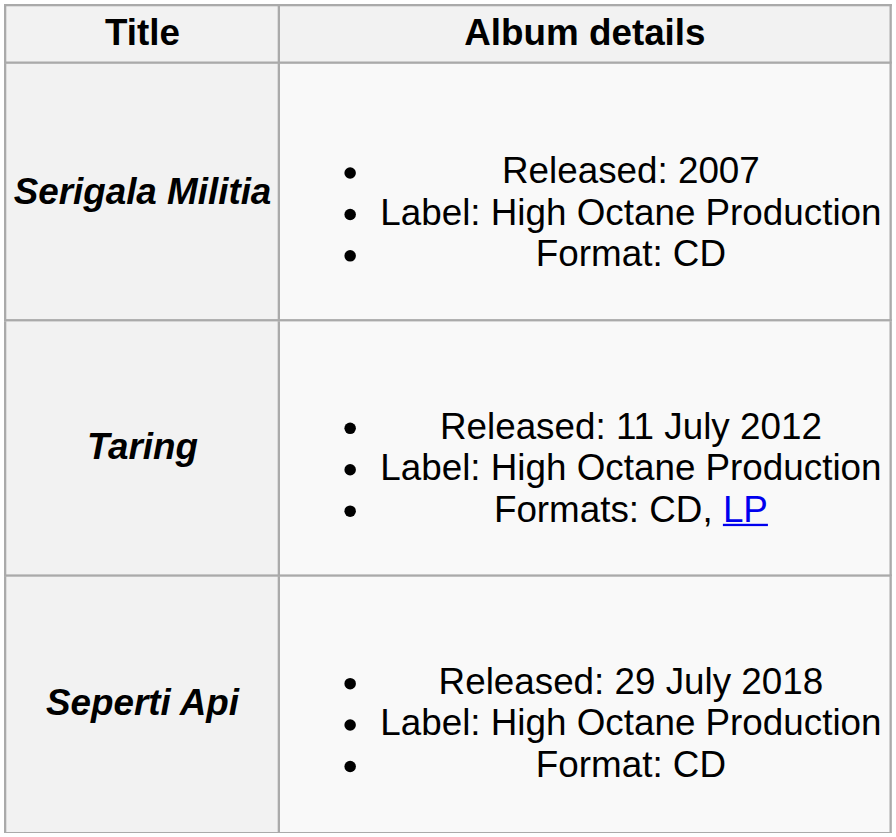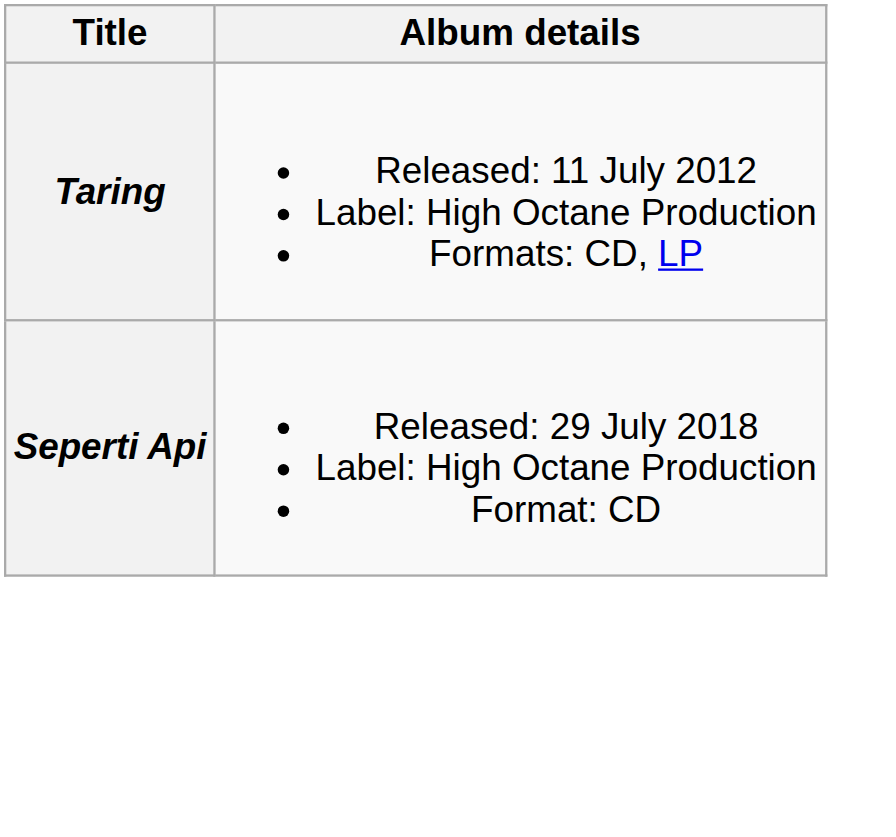- row: (142, 190)
